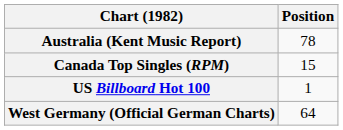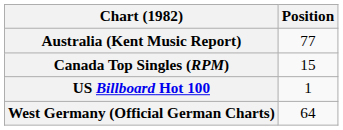(308, 40) 78 -> (308, 40) 77
